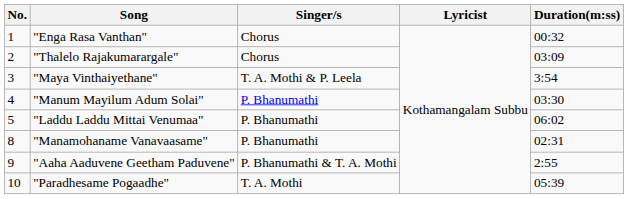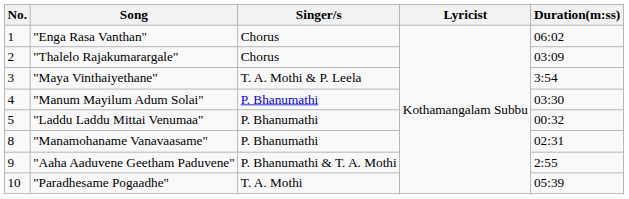(549, 36) 00:32 -> (549, 36) 06:02
(549, 120) 06:02 -> (549, 120) 00:32
